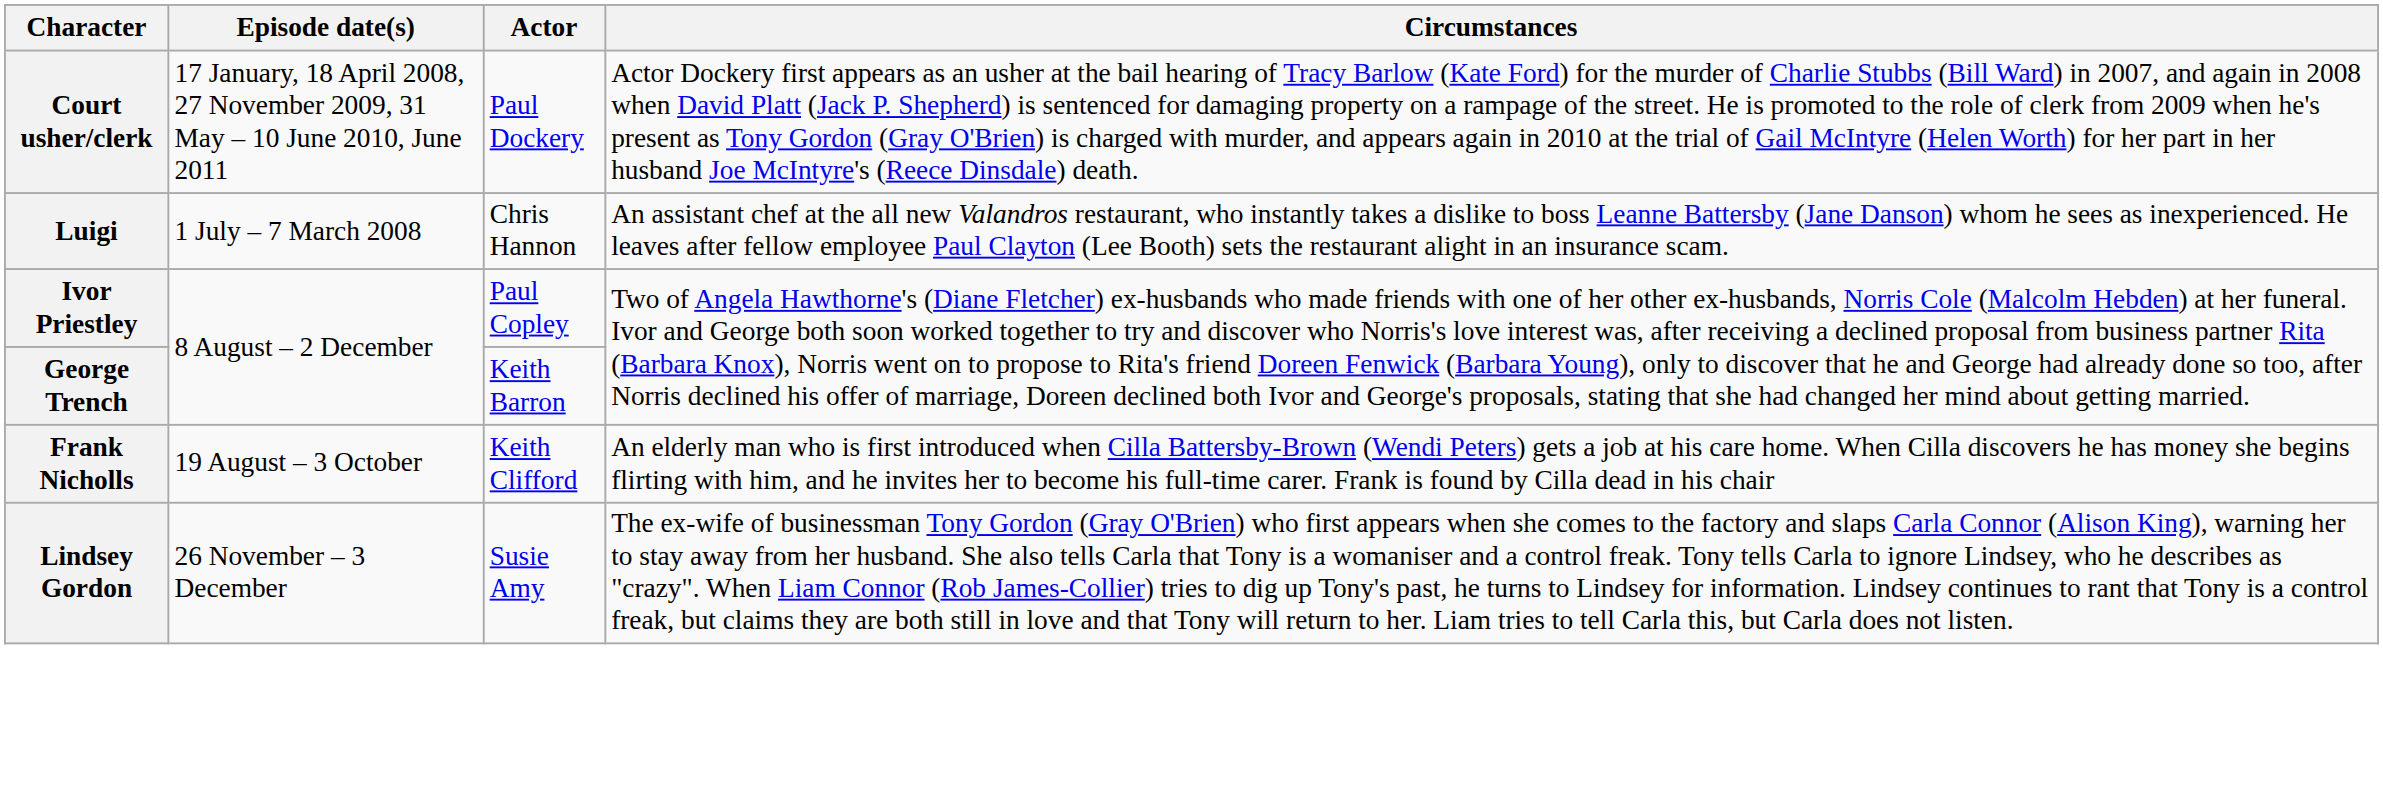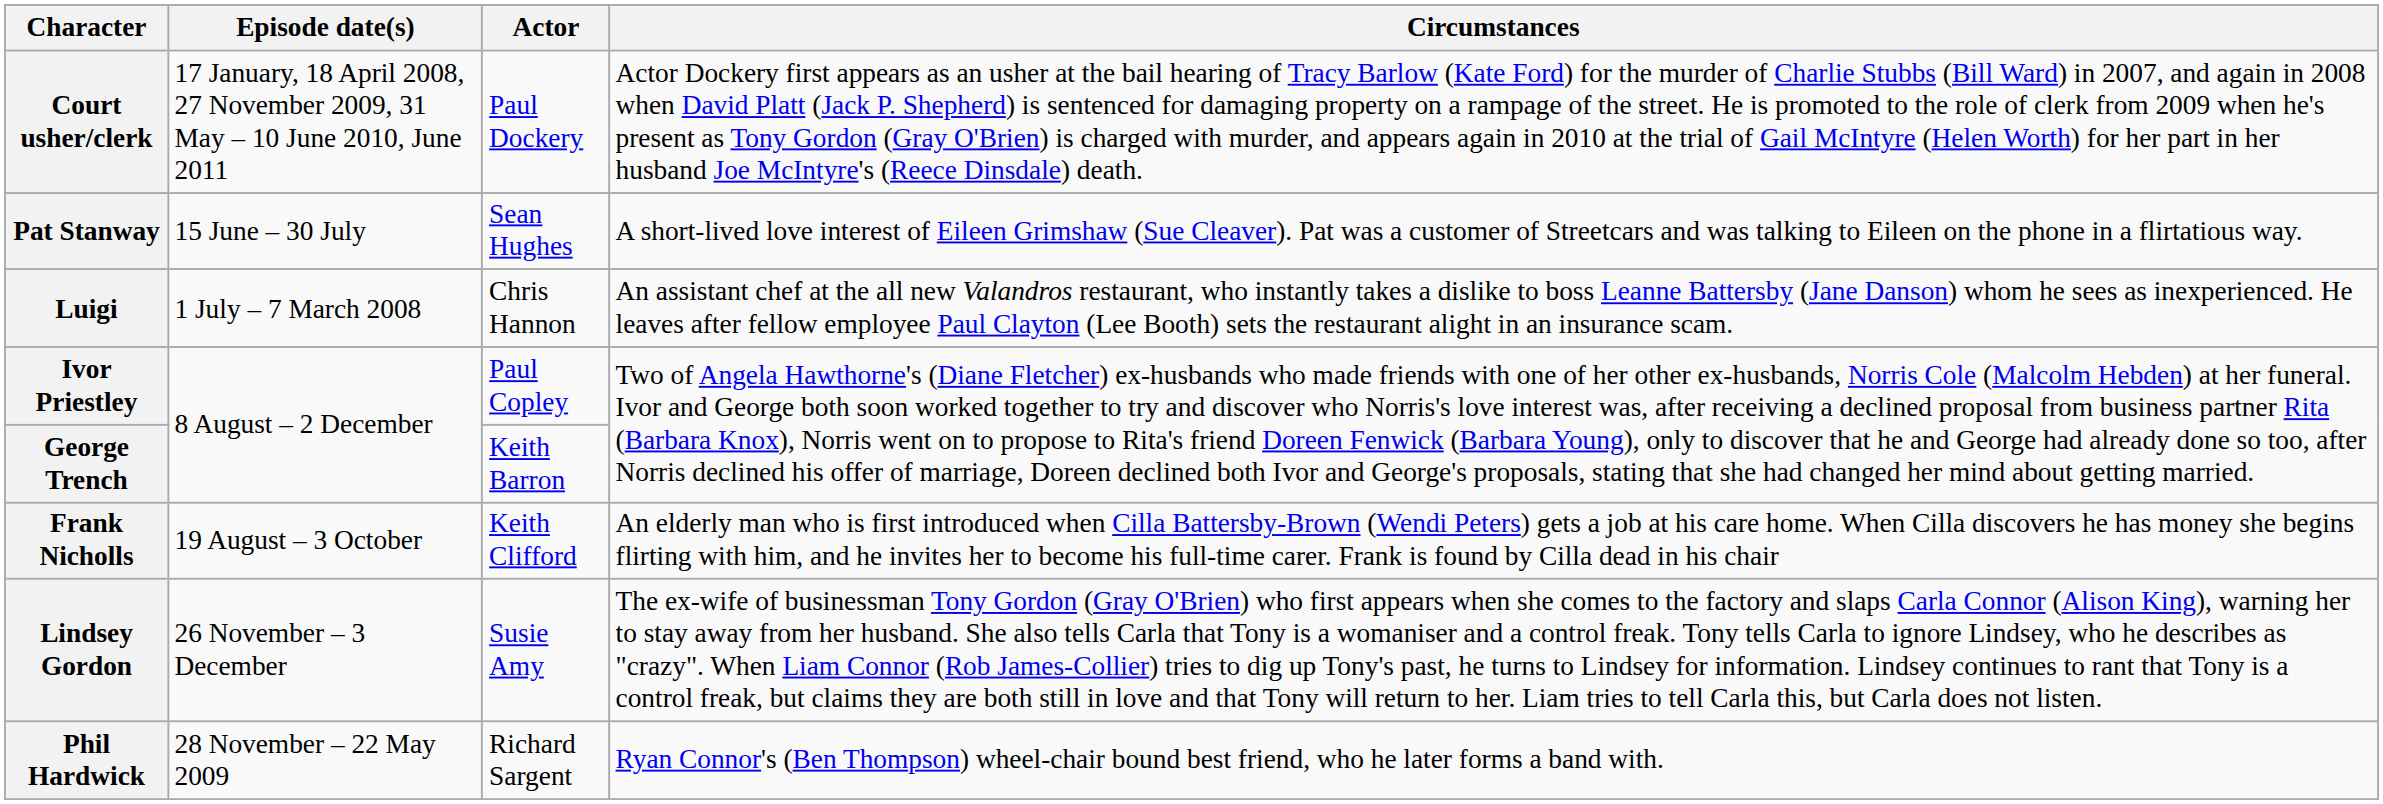+ row: (87, 230)
+ row: (87, 759)
